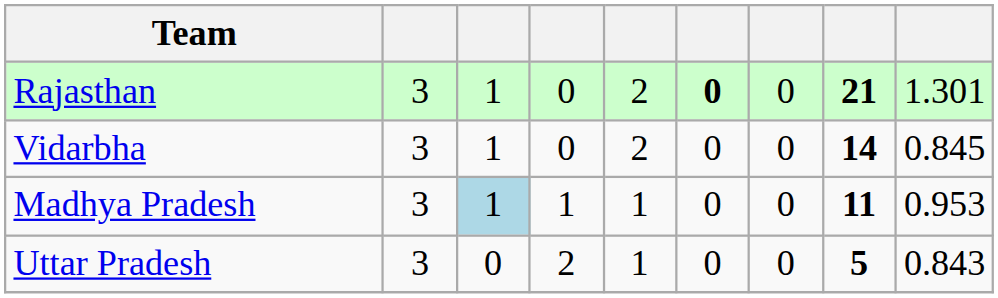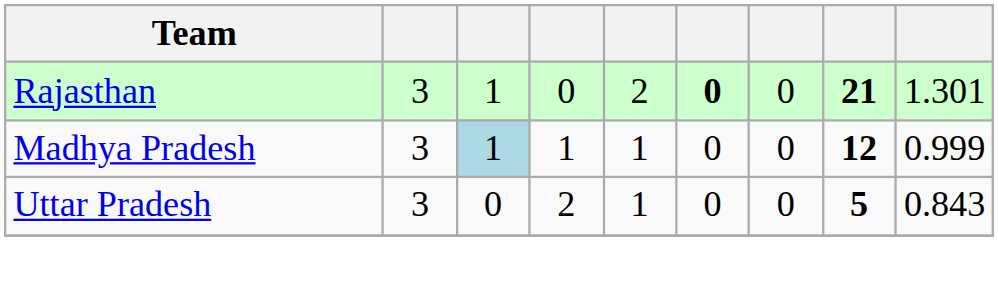- row: (80, 147)
(859, 205) 11 -> (859, 147) 12
(945, 205) 0.953 -> (945, 147) 0.999
